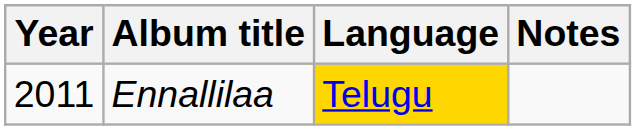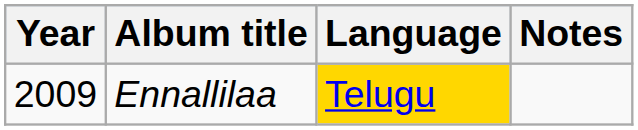(54, 93) 2011 -> (55, 93) 2009
